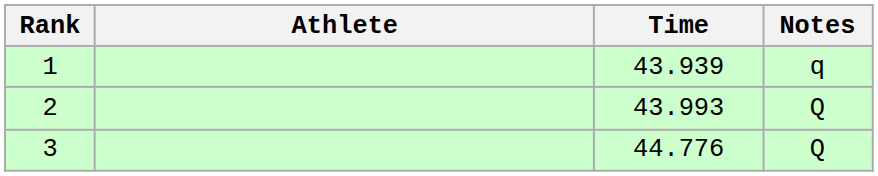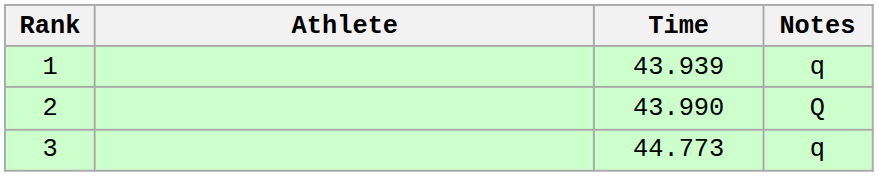(679, 108) 43.993 -> (679, 108) 43.990
(679, 150) 44.776 -> (679, 150) 44.773
(817, 150) Q -> (817, 150) q
